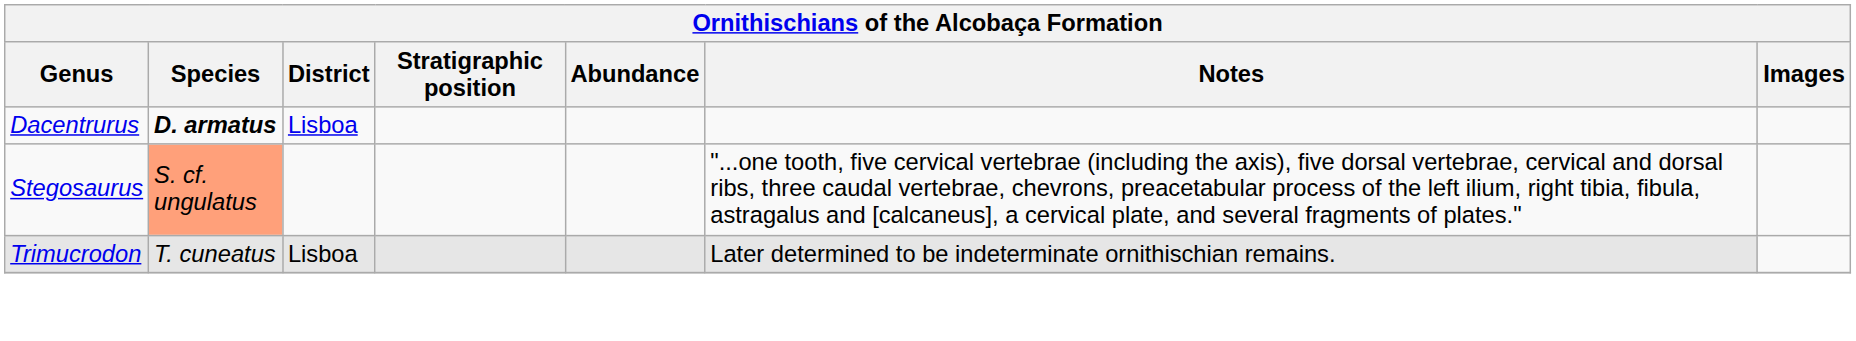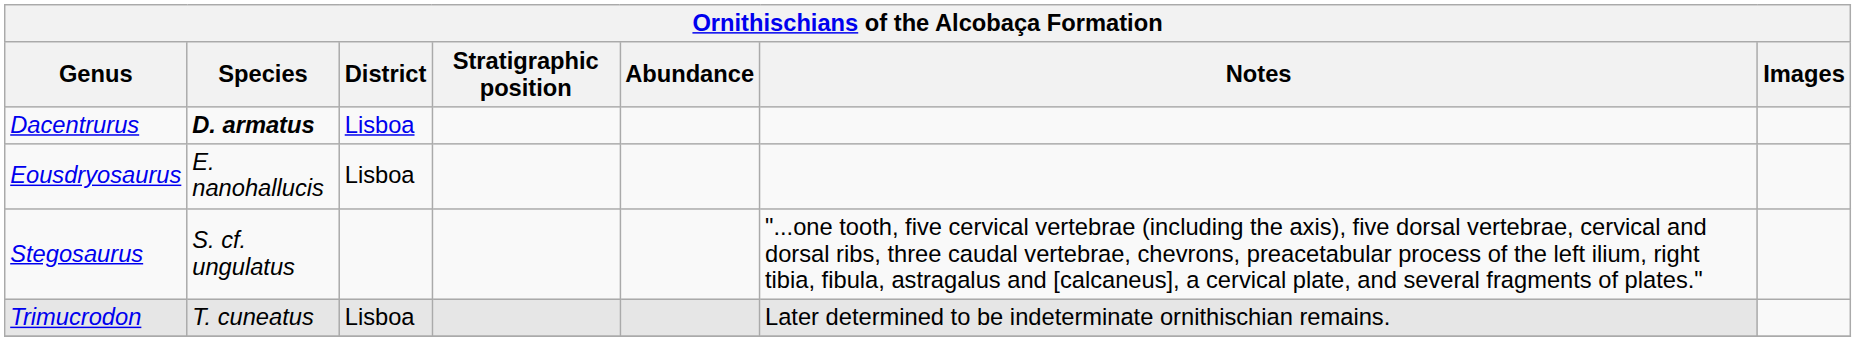+ row: (96, 175)
(205, 189) lightsalmon background -> (244, 253) no background
